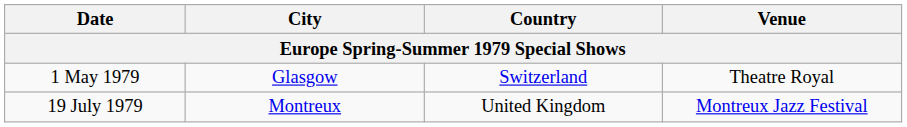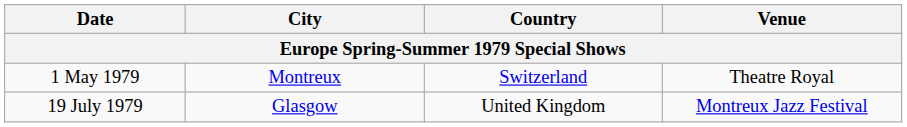(305, 77) Glasgow -> (305, 77) Montreux
(305, 106) Montreux -> (305, 106) Glasgow
